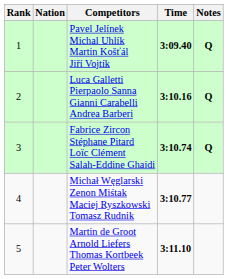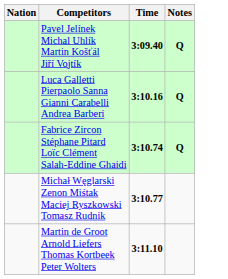- column: (19, 12)
